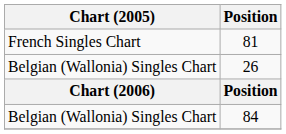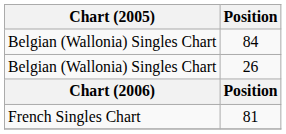rows swapped: (251, 116) <-> (251, 41)
